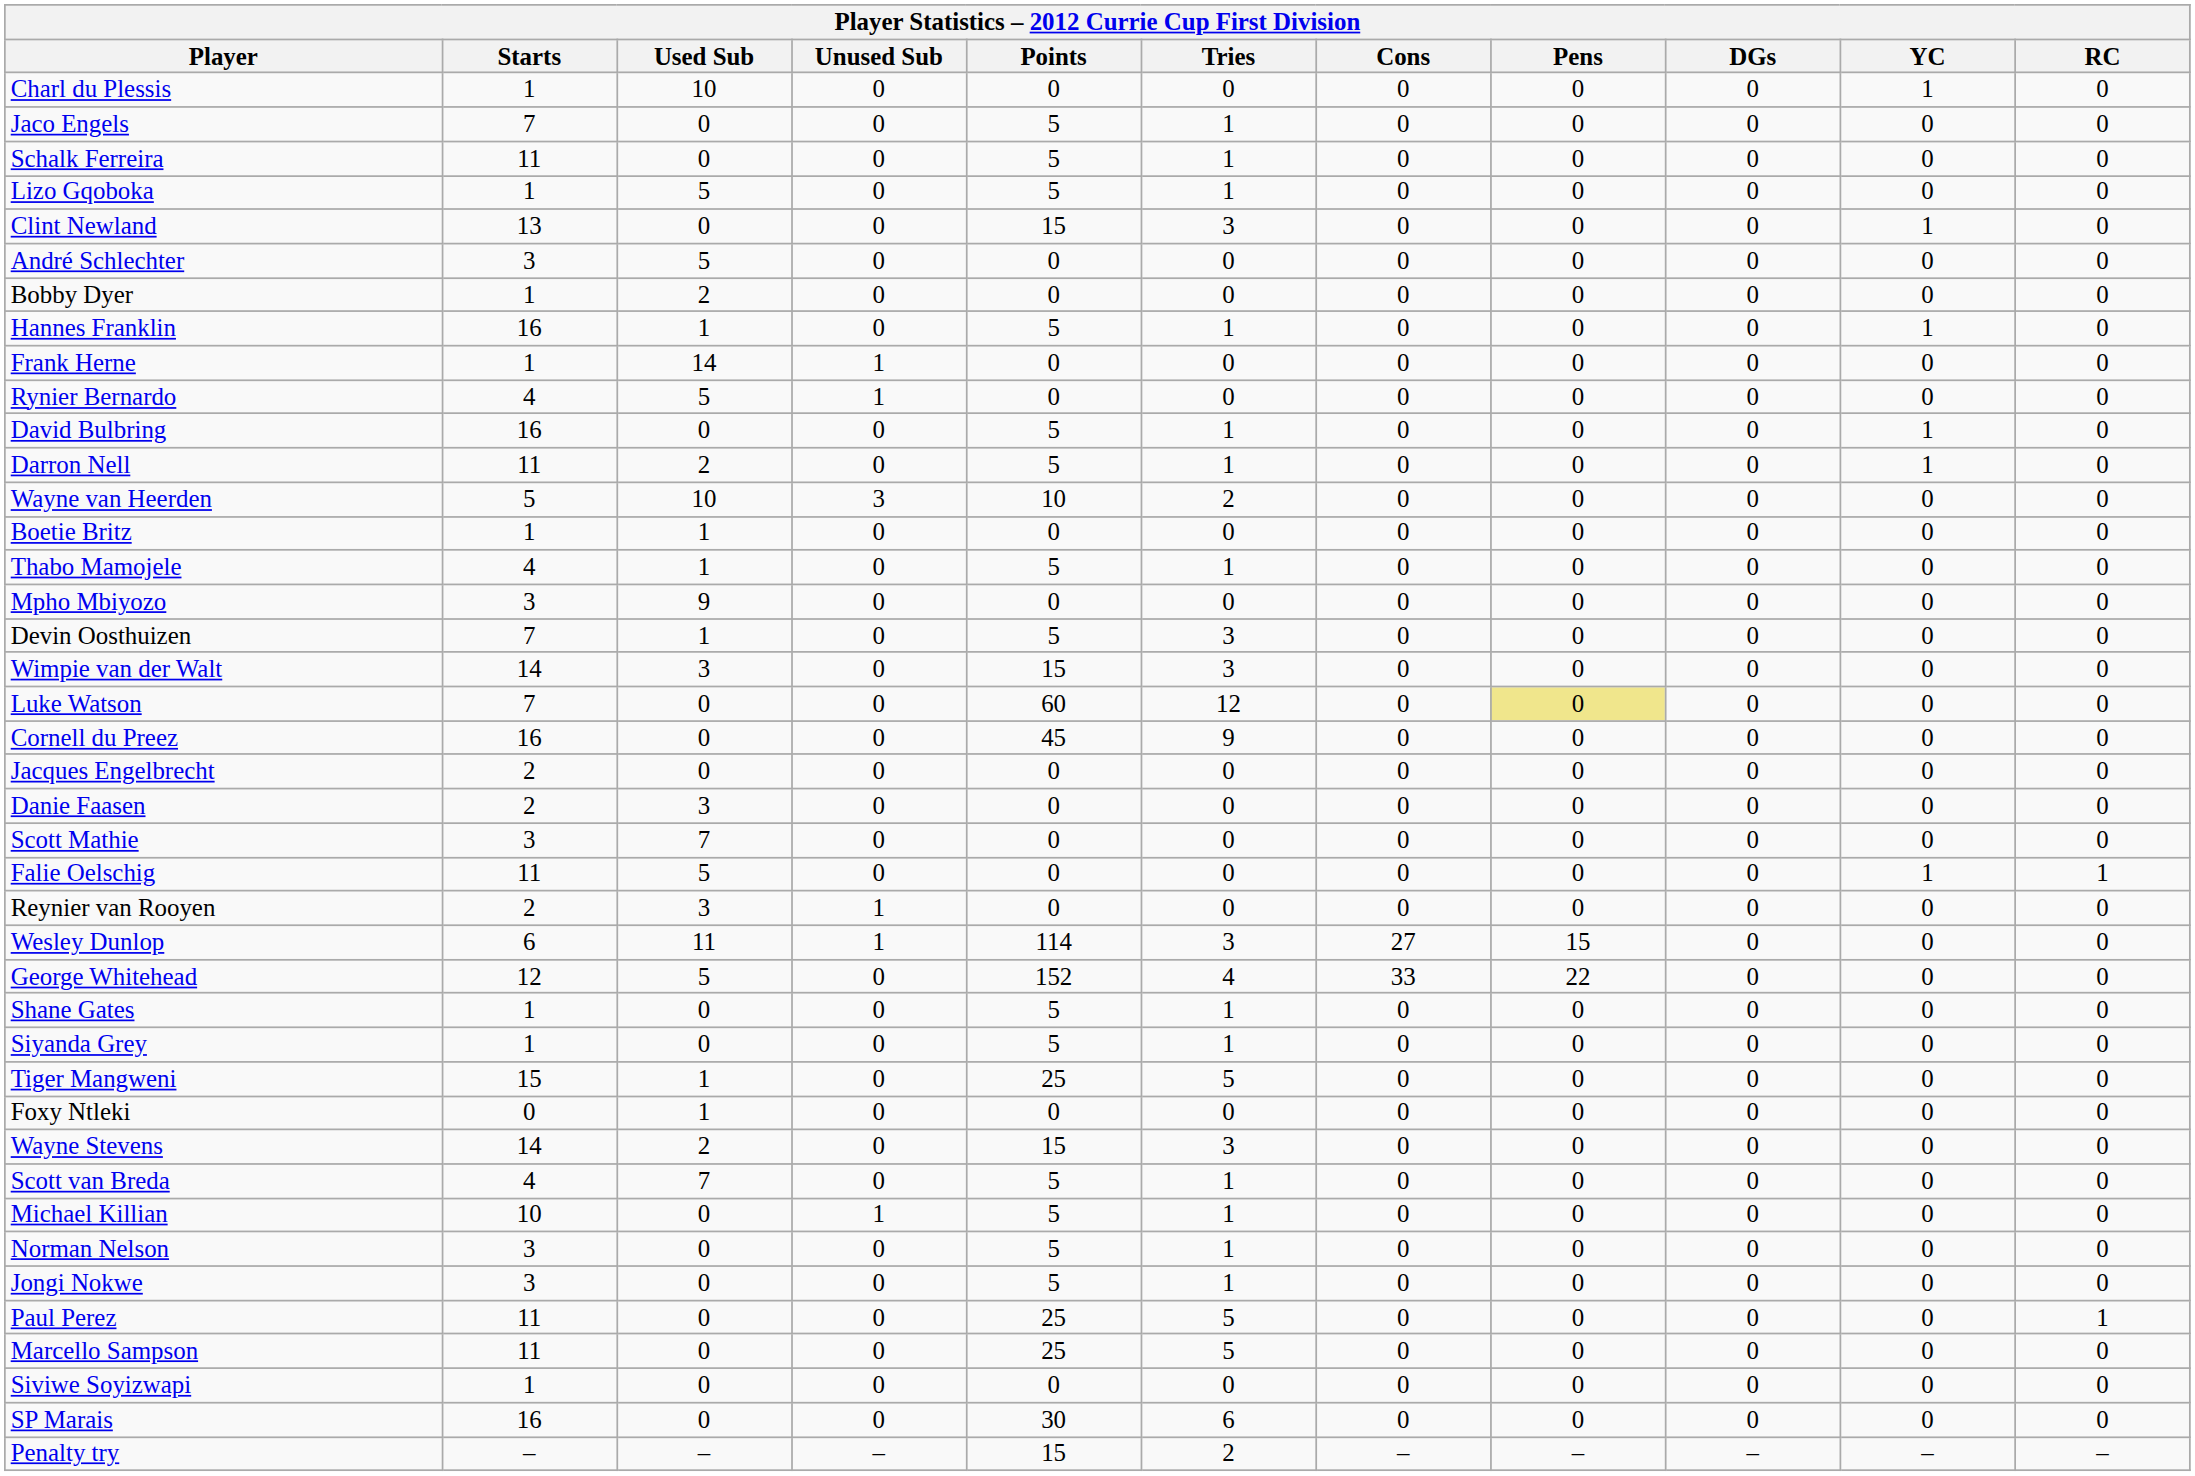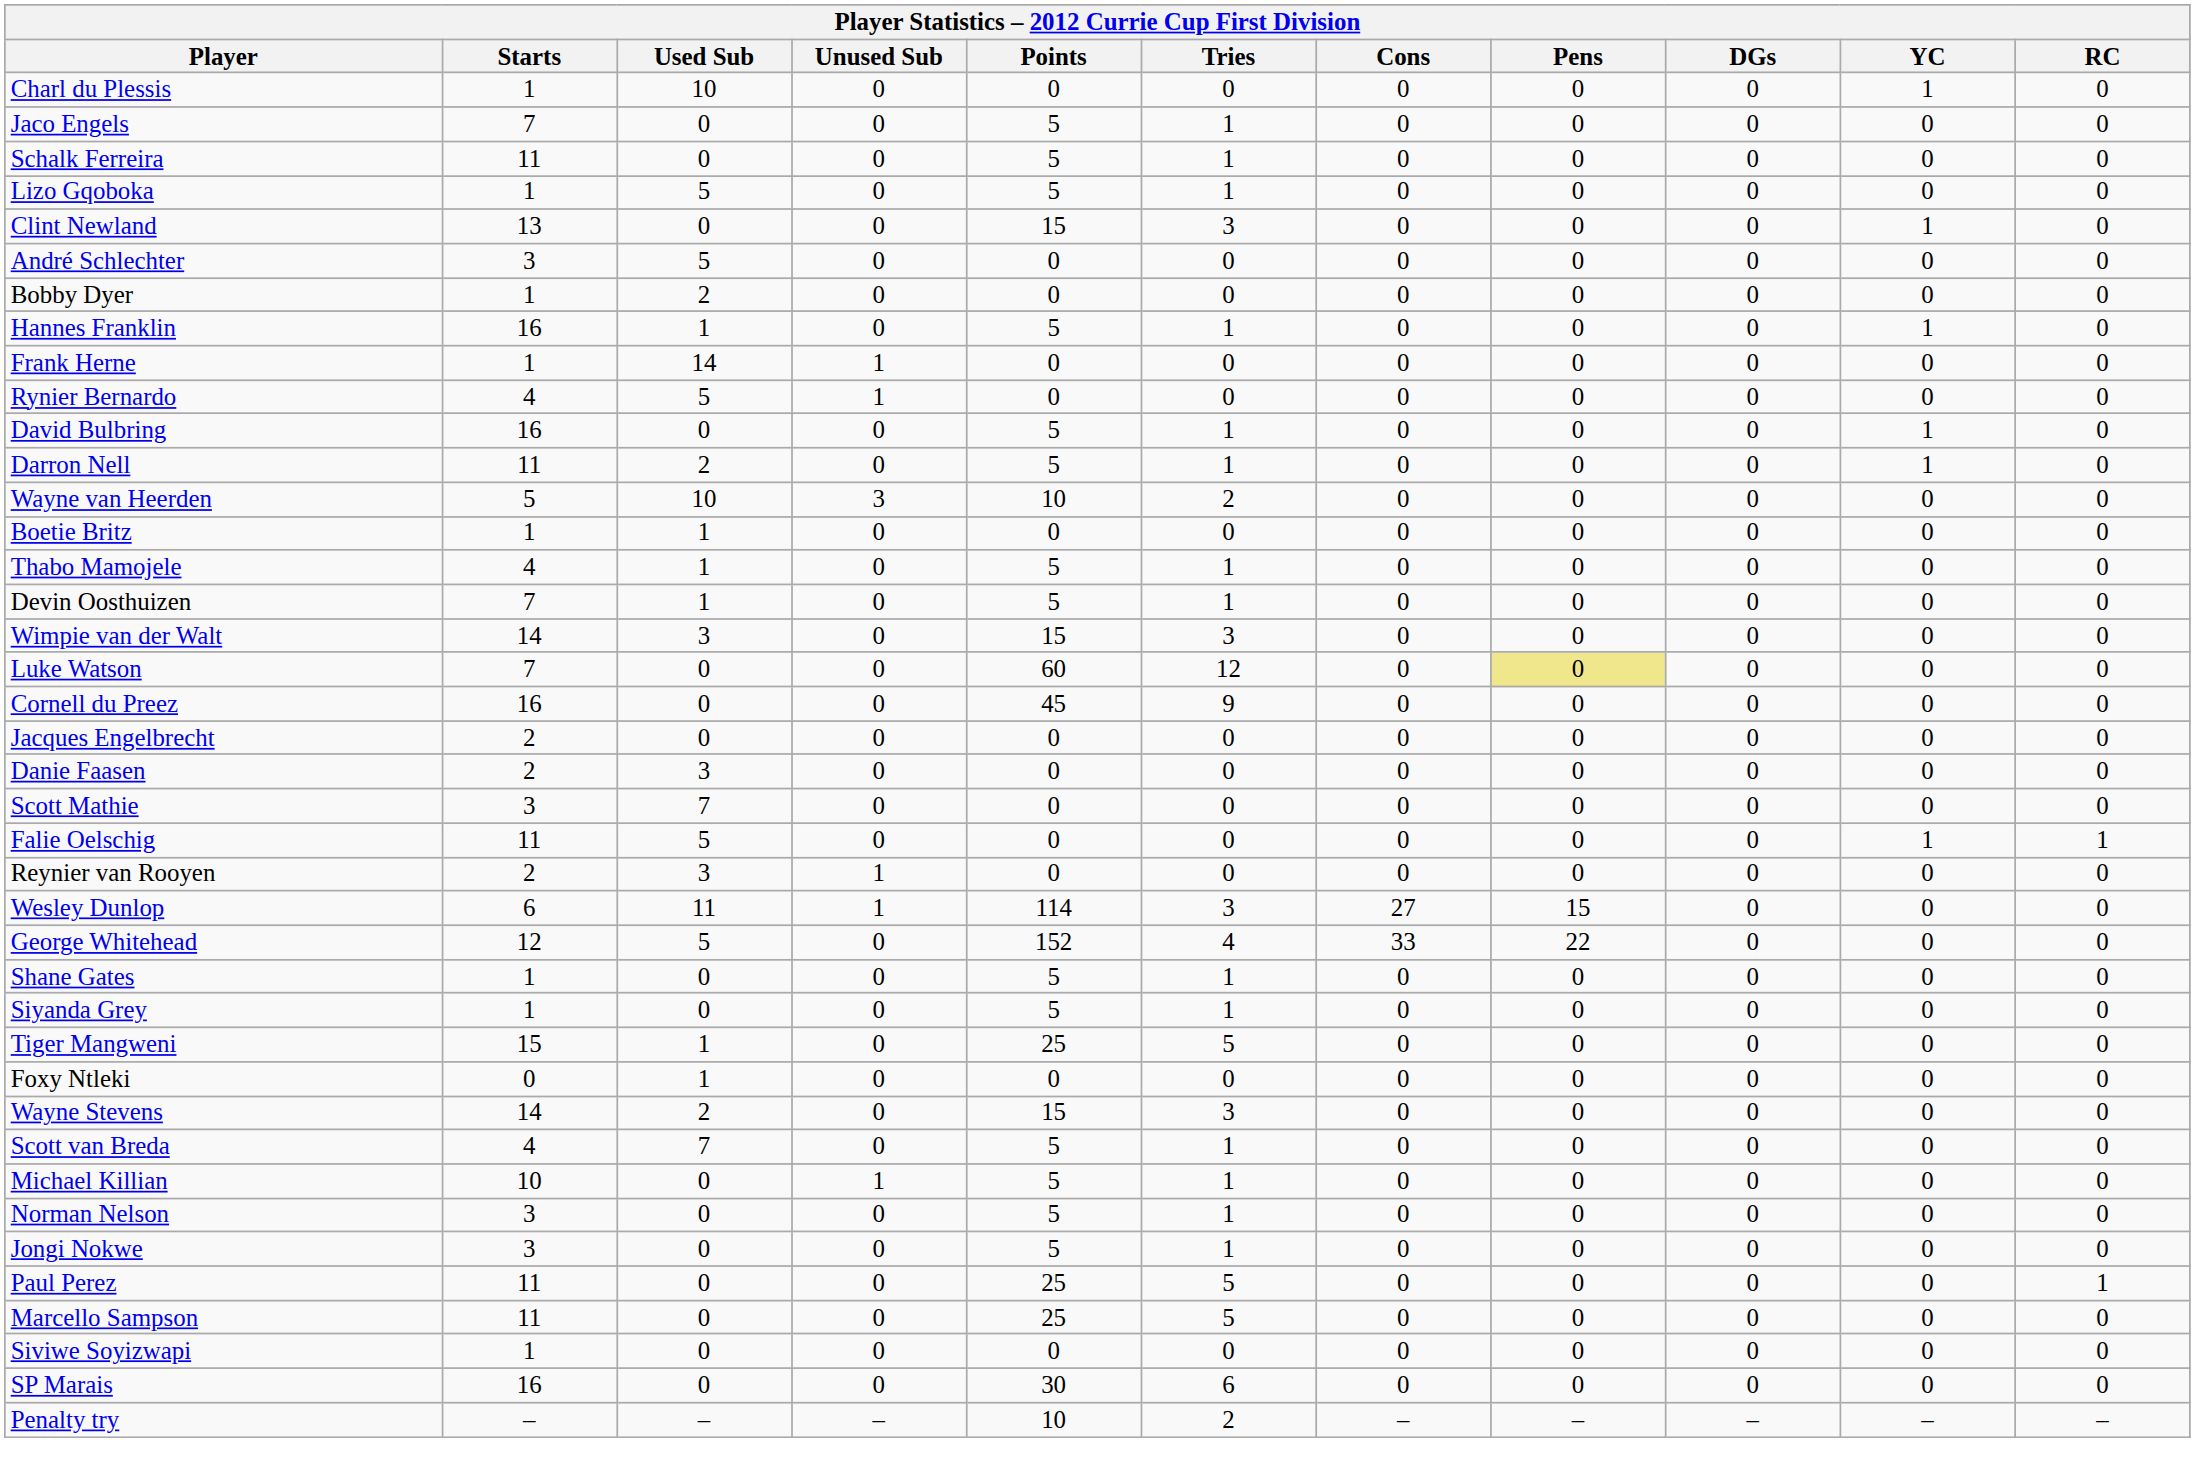- row: (89, 601)
(1228, 635) 3 -> (1228, 601) 1
(1054, 1453) 15 -> (1054, 1419) 10
